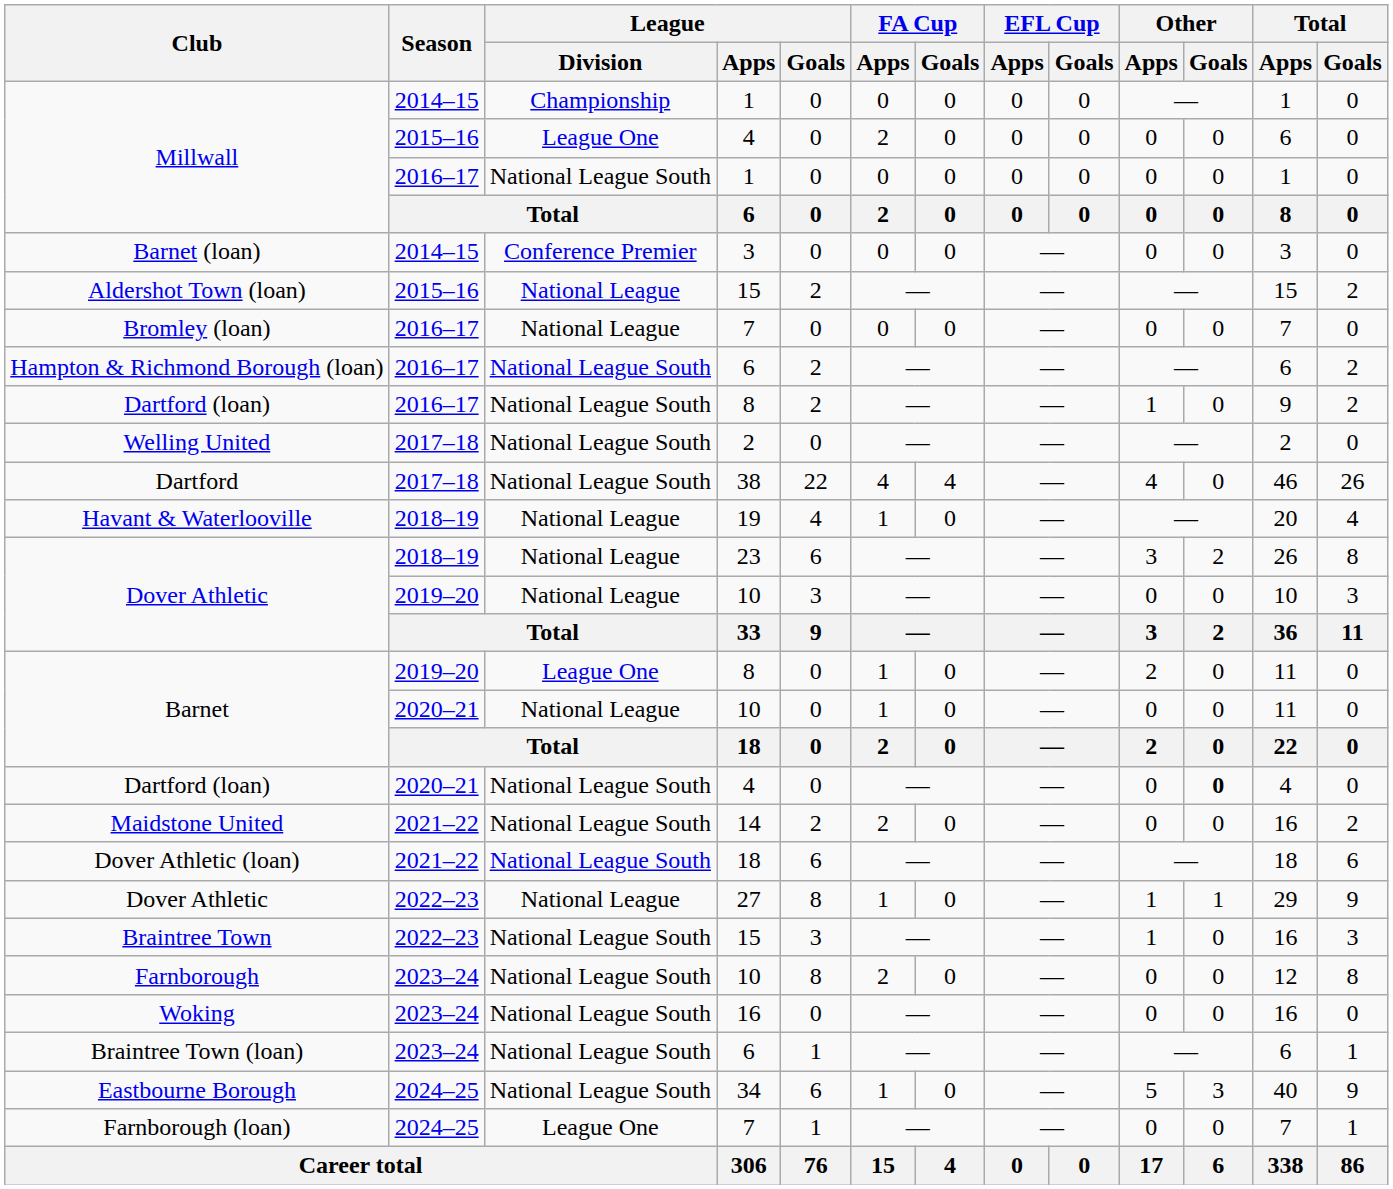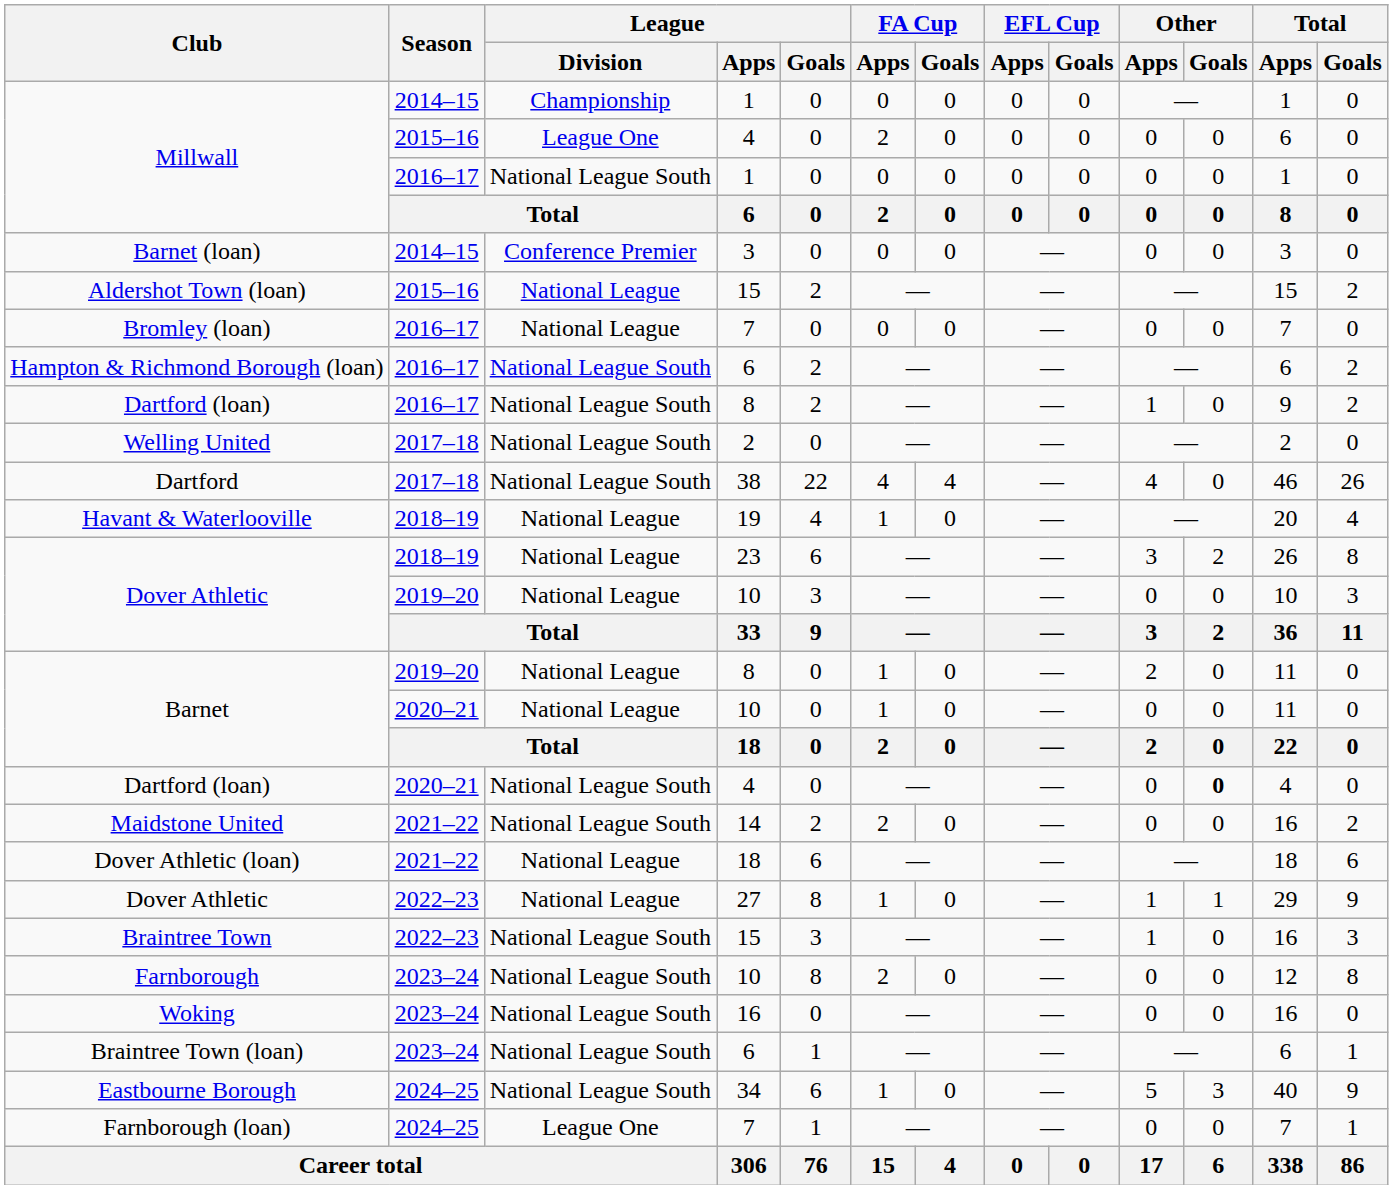(600, 670) League One -> (600, 670) National League
(600, 860) National League South -> (600, 860) National League
